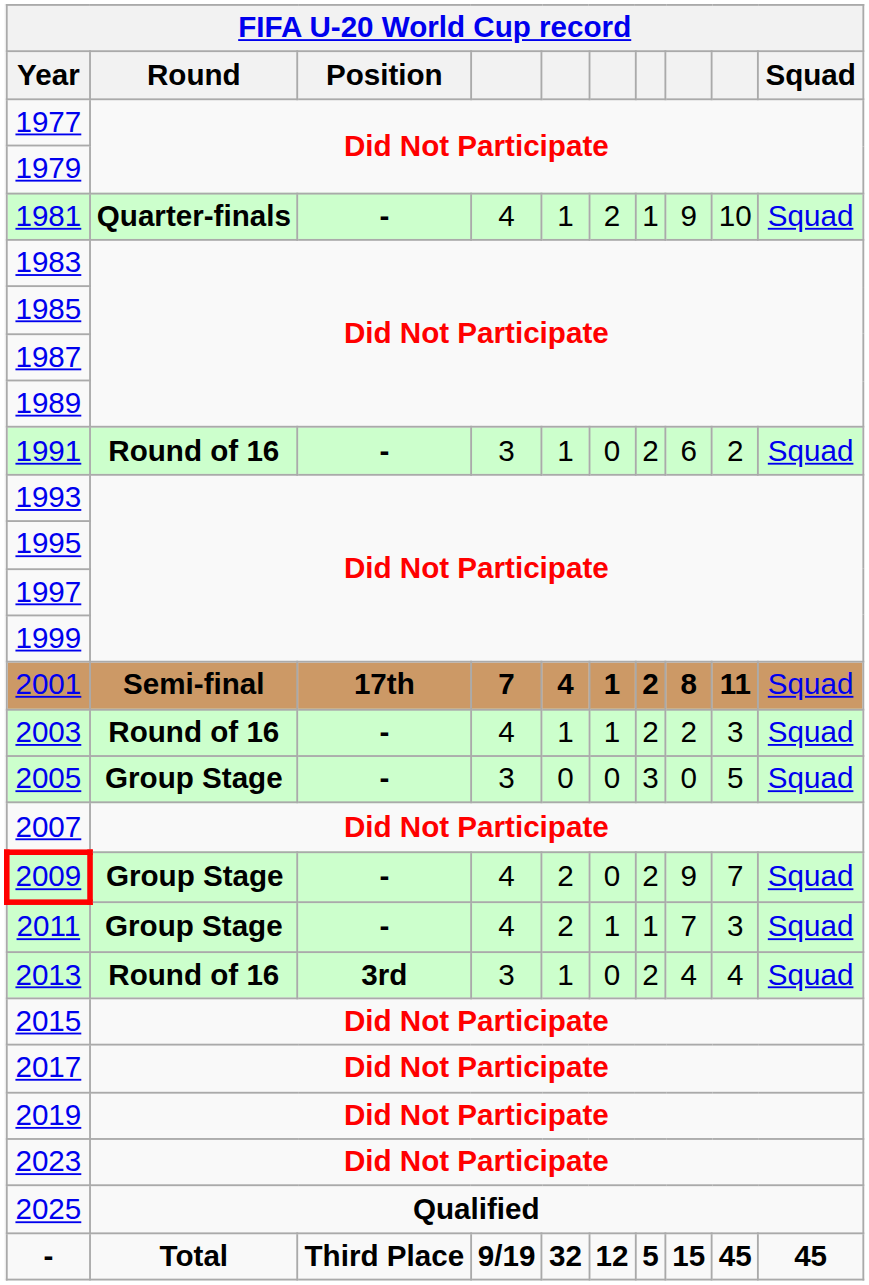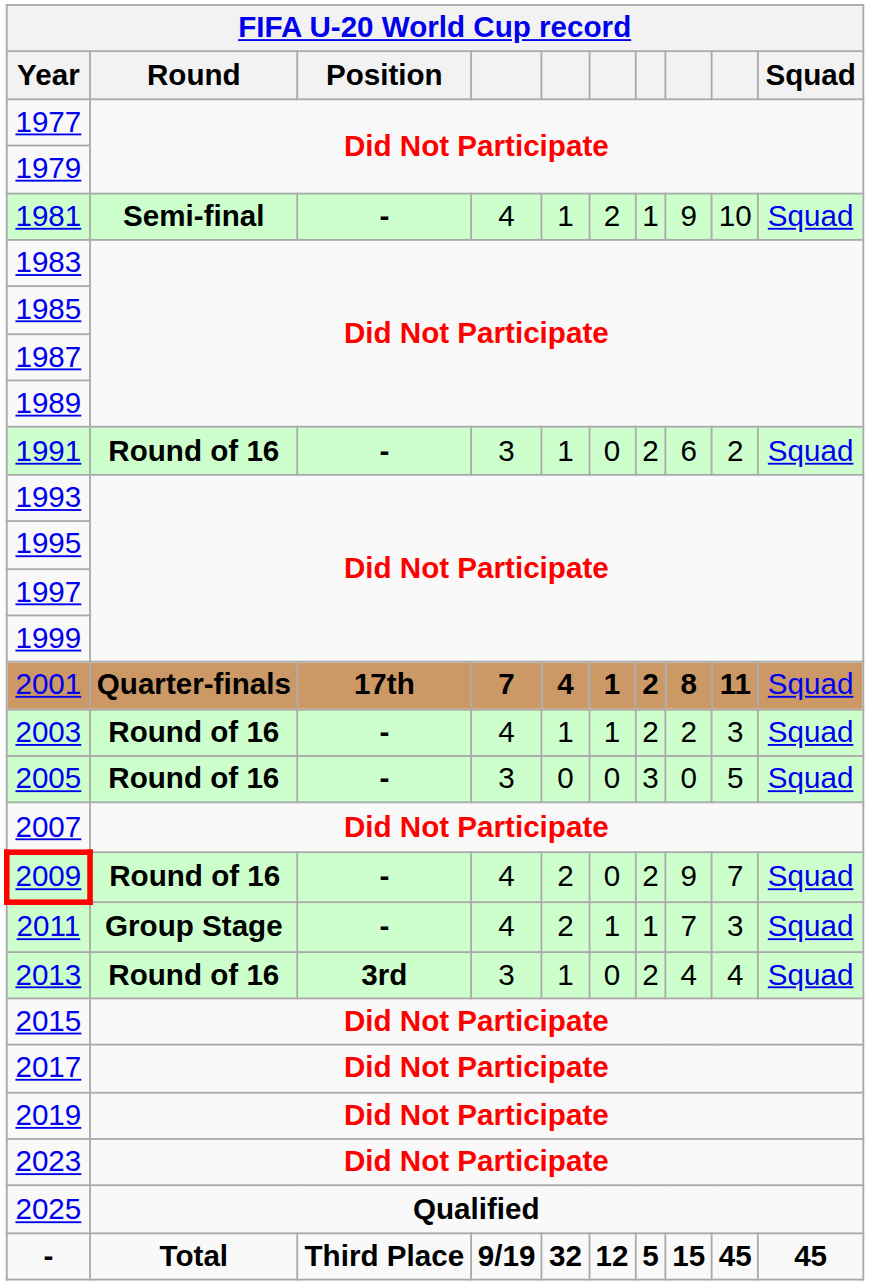(194, 215) Quarter-finals -> (194, 215) Semi-final
(194, 685) Semi-final -> (194, 685) Quarter-finals
(194, 779) Group Stage -> (194, 779) Round of 16
(195, 876) Group Stage -> (195, 876) Round of 16
